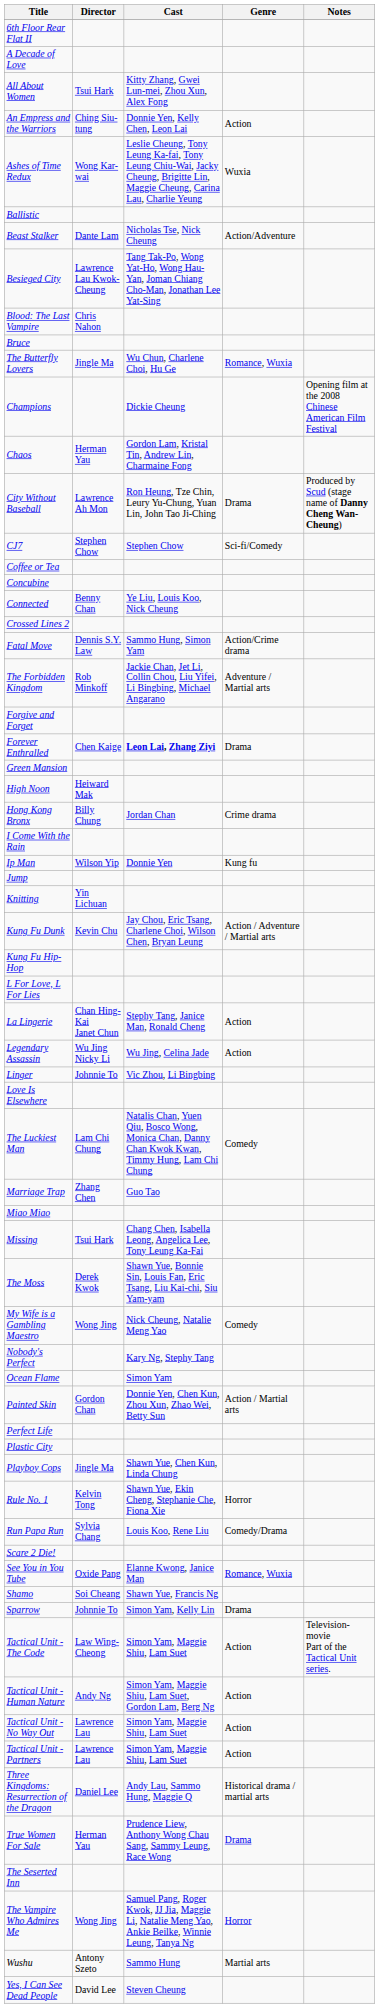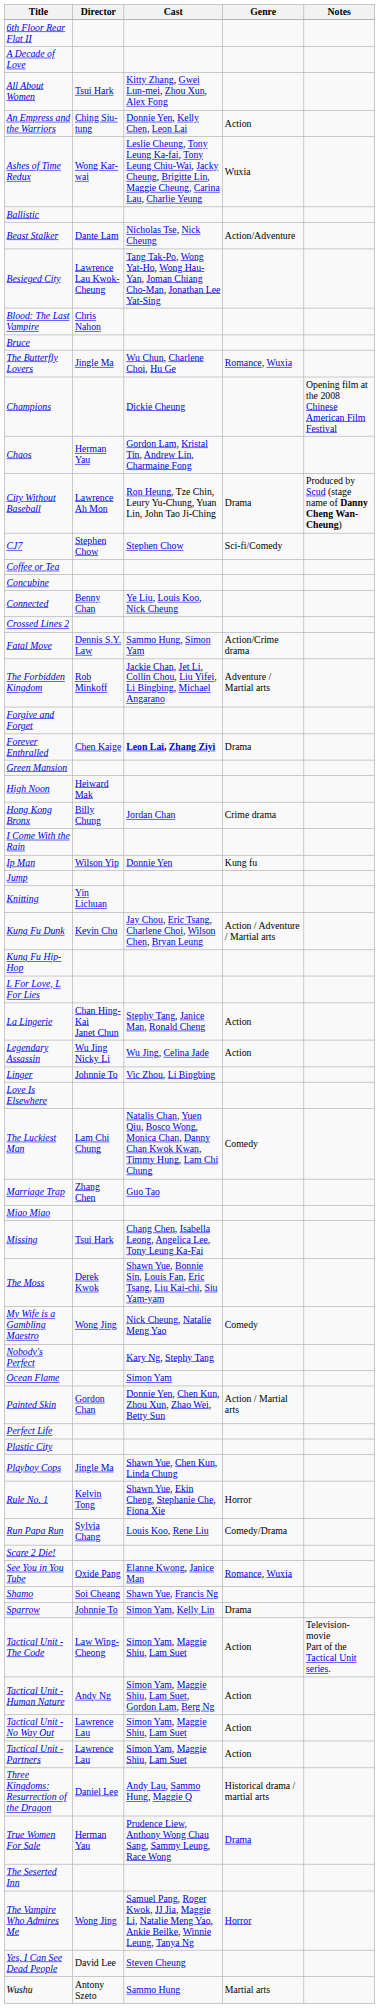rows swapped: (20, 1963) <-> (34, 1990)
